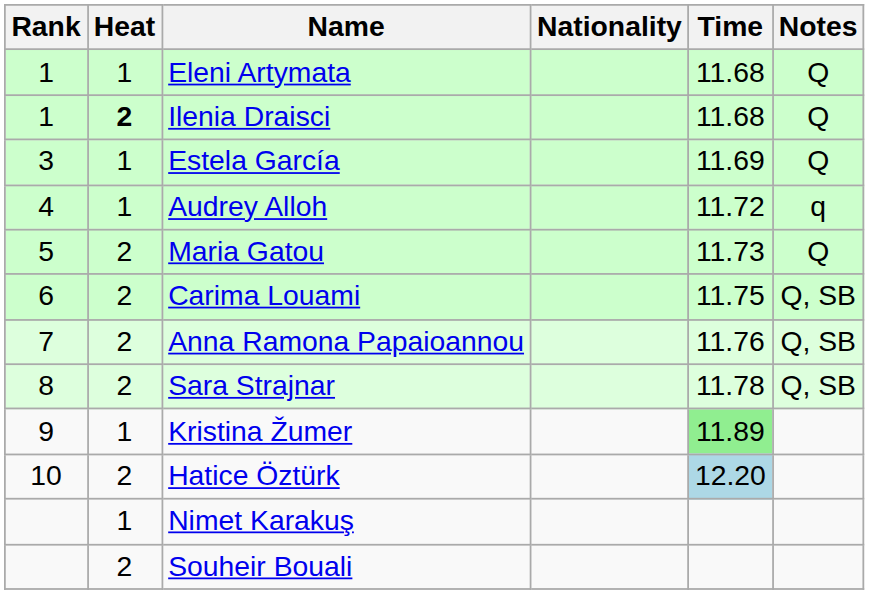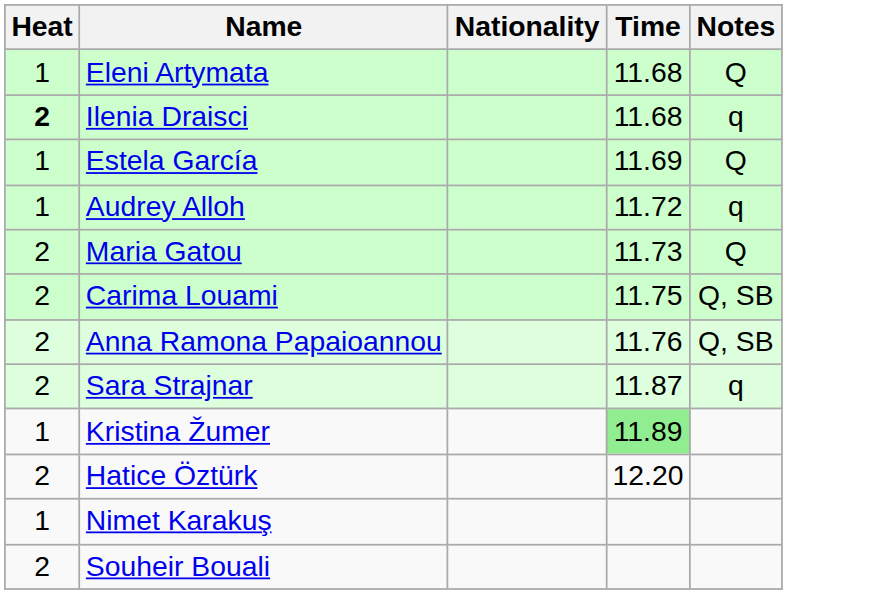- column: (46, 26)
(818, 116) Q -> (736, 116) q
(730, 386) 11.78 -> (648, 386) 11.87
(818, 386) Q, SB -> (736, 386) q
(730, 476) lightblue background -> (648, 476) no background
